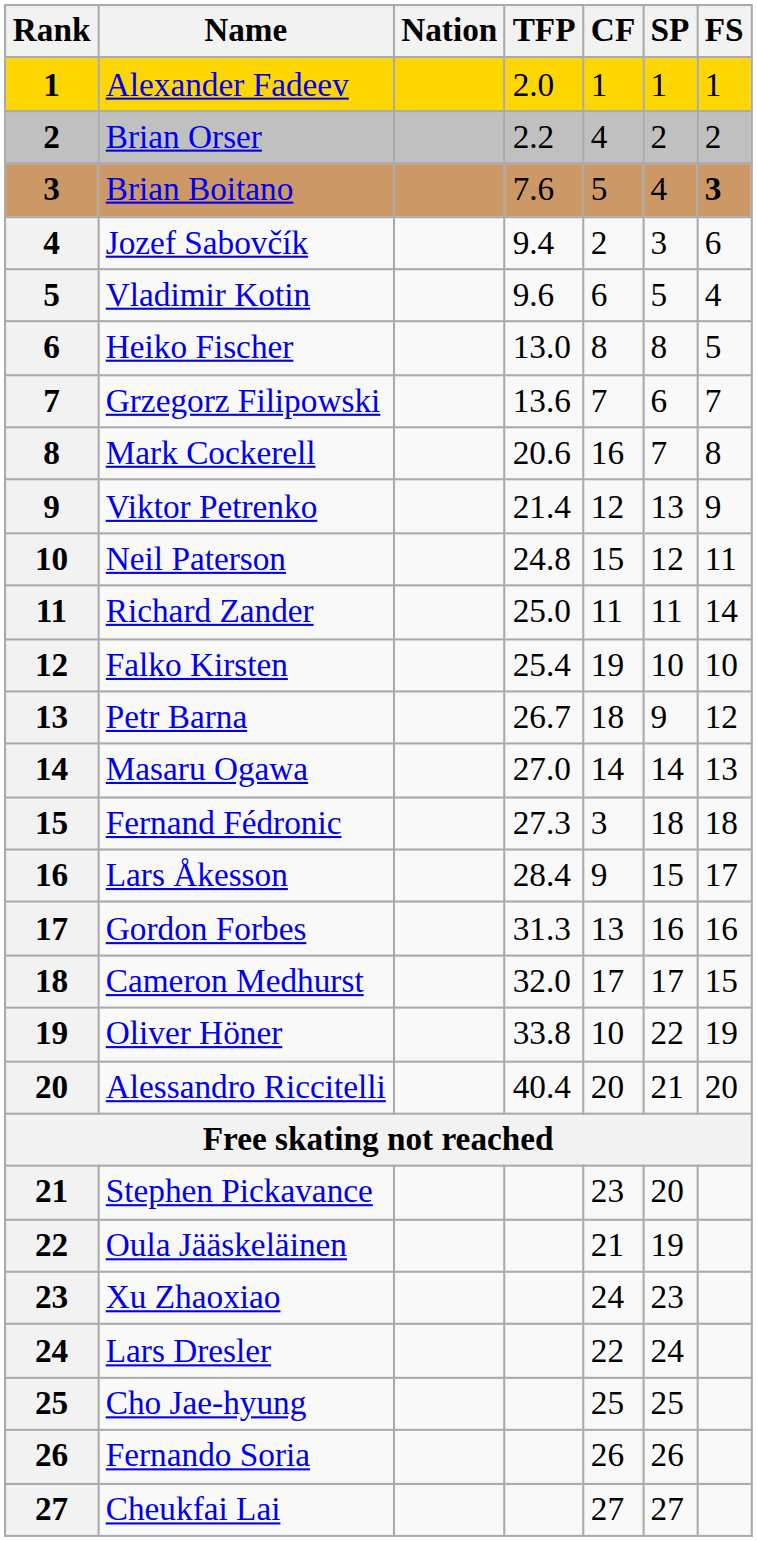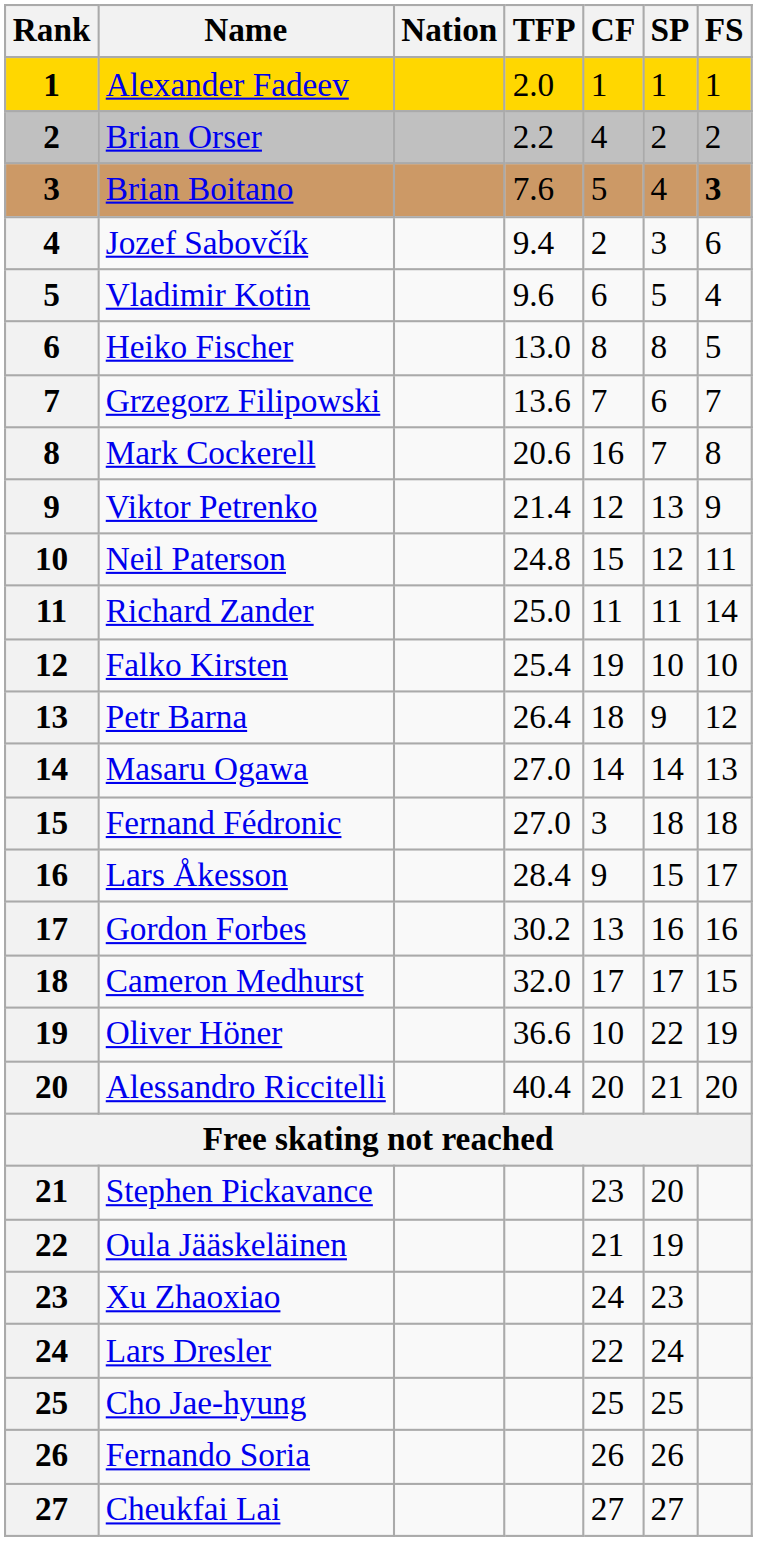(542, 717) 26.7 -> (542, 717) 26.4
(542, 822) 27.3 -> (542, 822) 27.0
(542, 928) 31.3 -> (542, 928) 30.2
(542, 1033) 33.8 -> (542, 1033) 36.6
